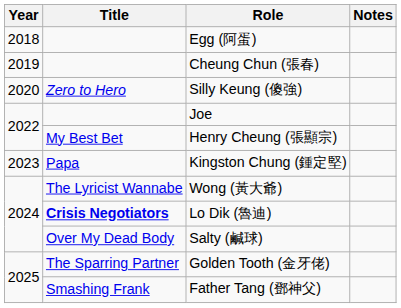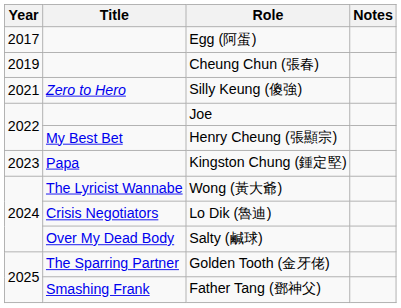(24, 39) 2018 -> (24, 39) 2017
(24, 90) 2020 -> (24, 90) 2021
(107, 213) bold -> (102, 213) normal
